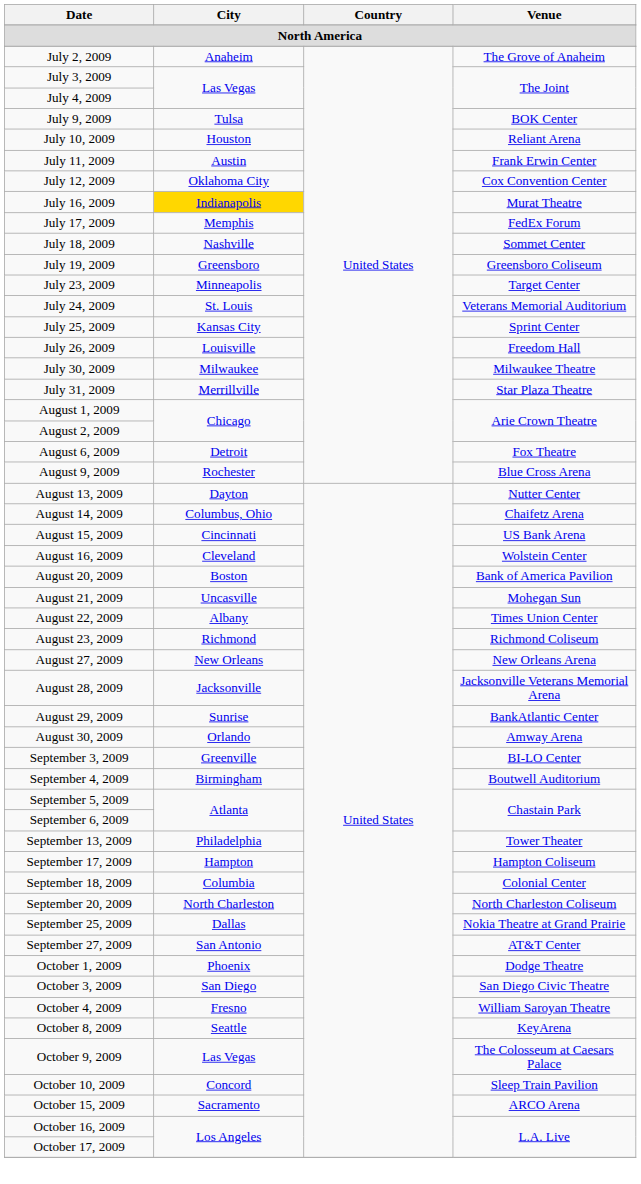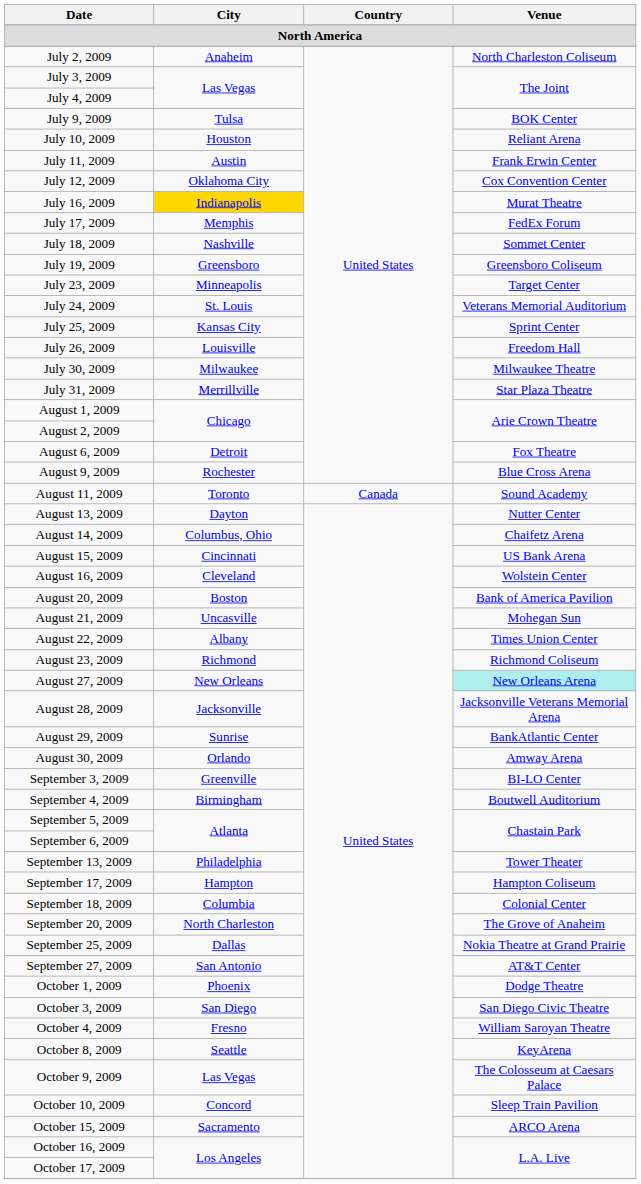(544, 56) The Grove of Anaheim -> (544, 56) North Charleston Coliseum
+ row: (79, 493)
(544, 659) no background -> (544, 680) paleturquoise background
(544, 903) North Charleston Coliseum -> (544, 924) The Grove of Anaheim
